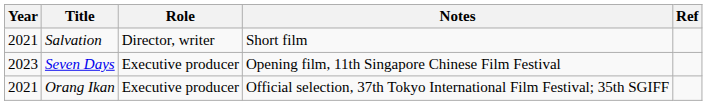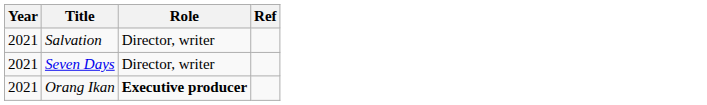- column: (458, 16)
(23, 64) 2023 -> (23, 64) 2021
(180, 64) Executive producer -> (168, 64) Director, writer
(180, 87) normal -> (184, 87) bold
